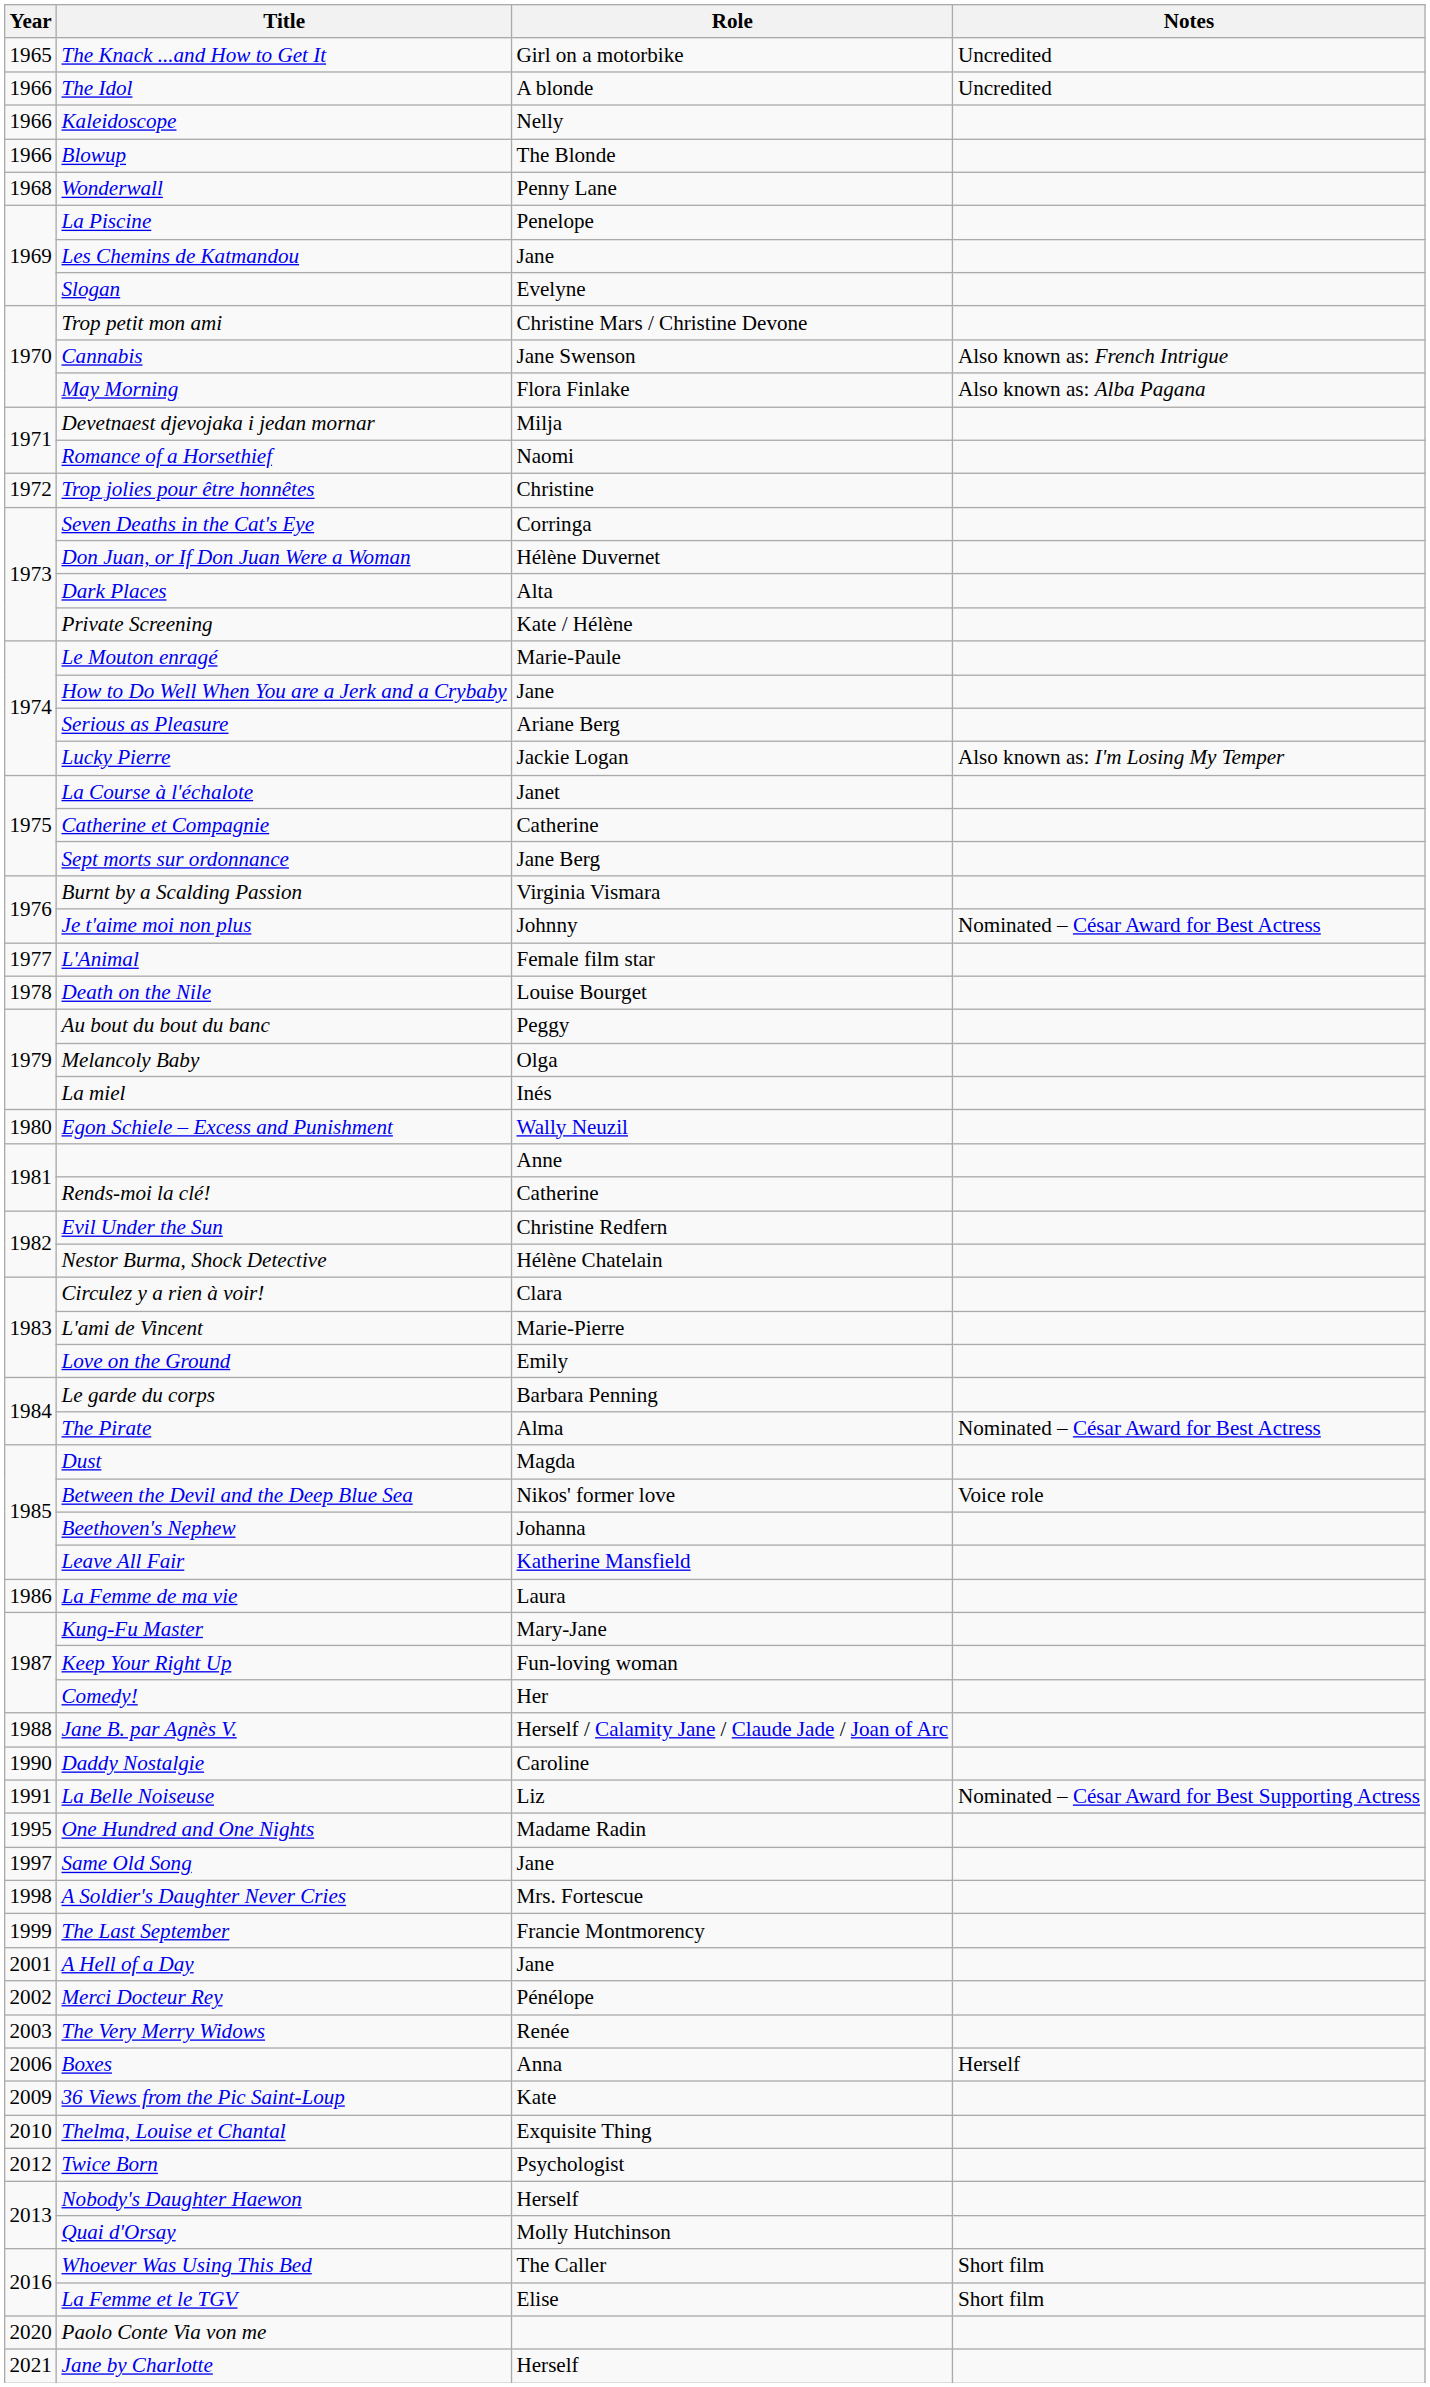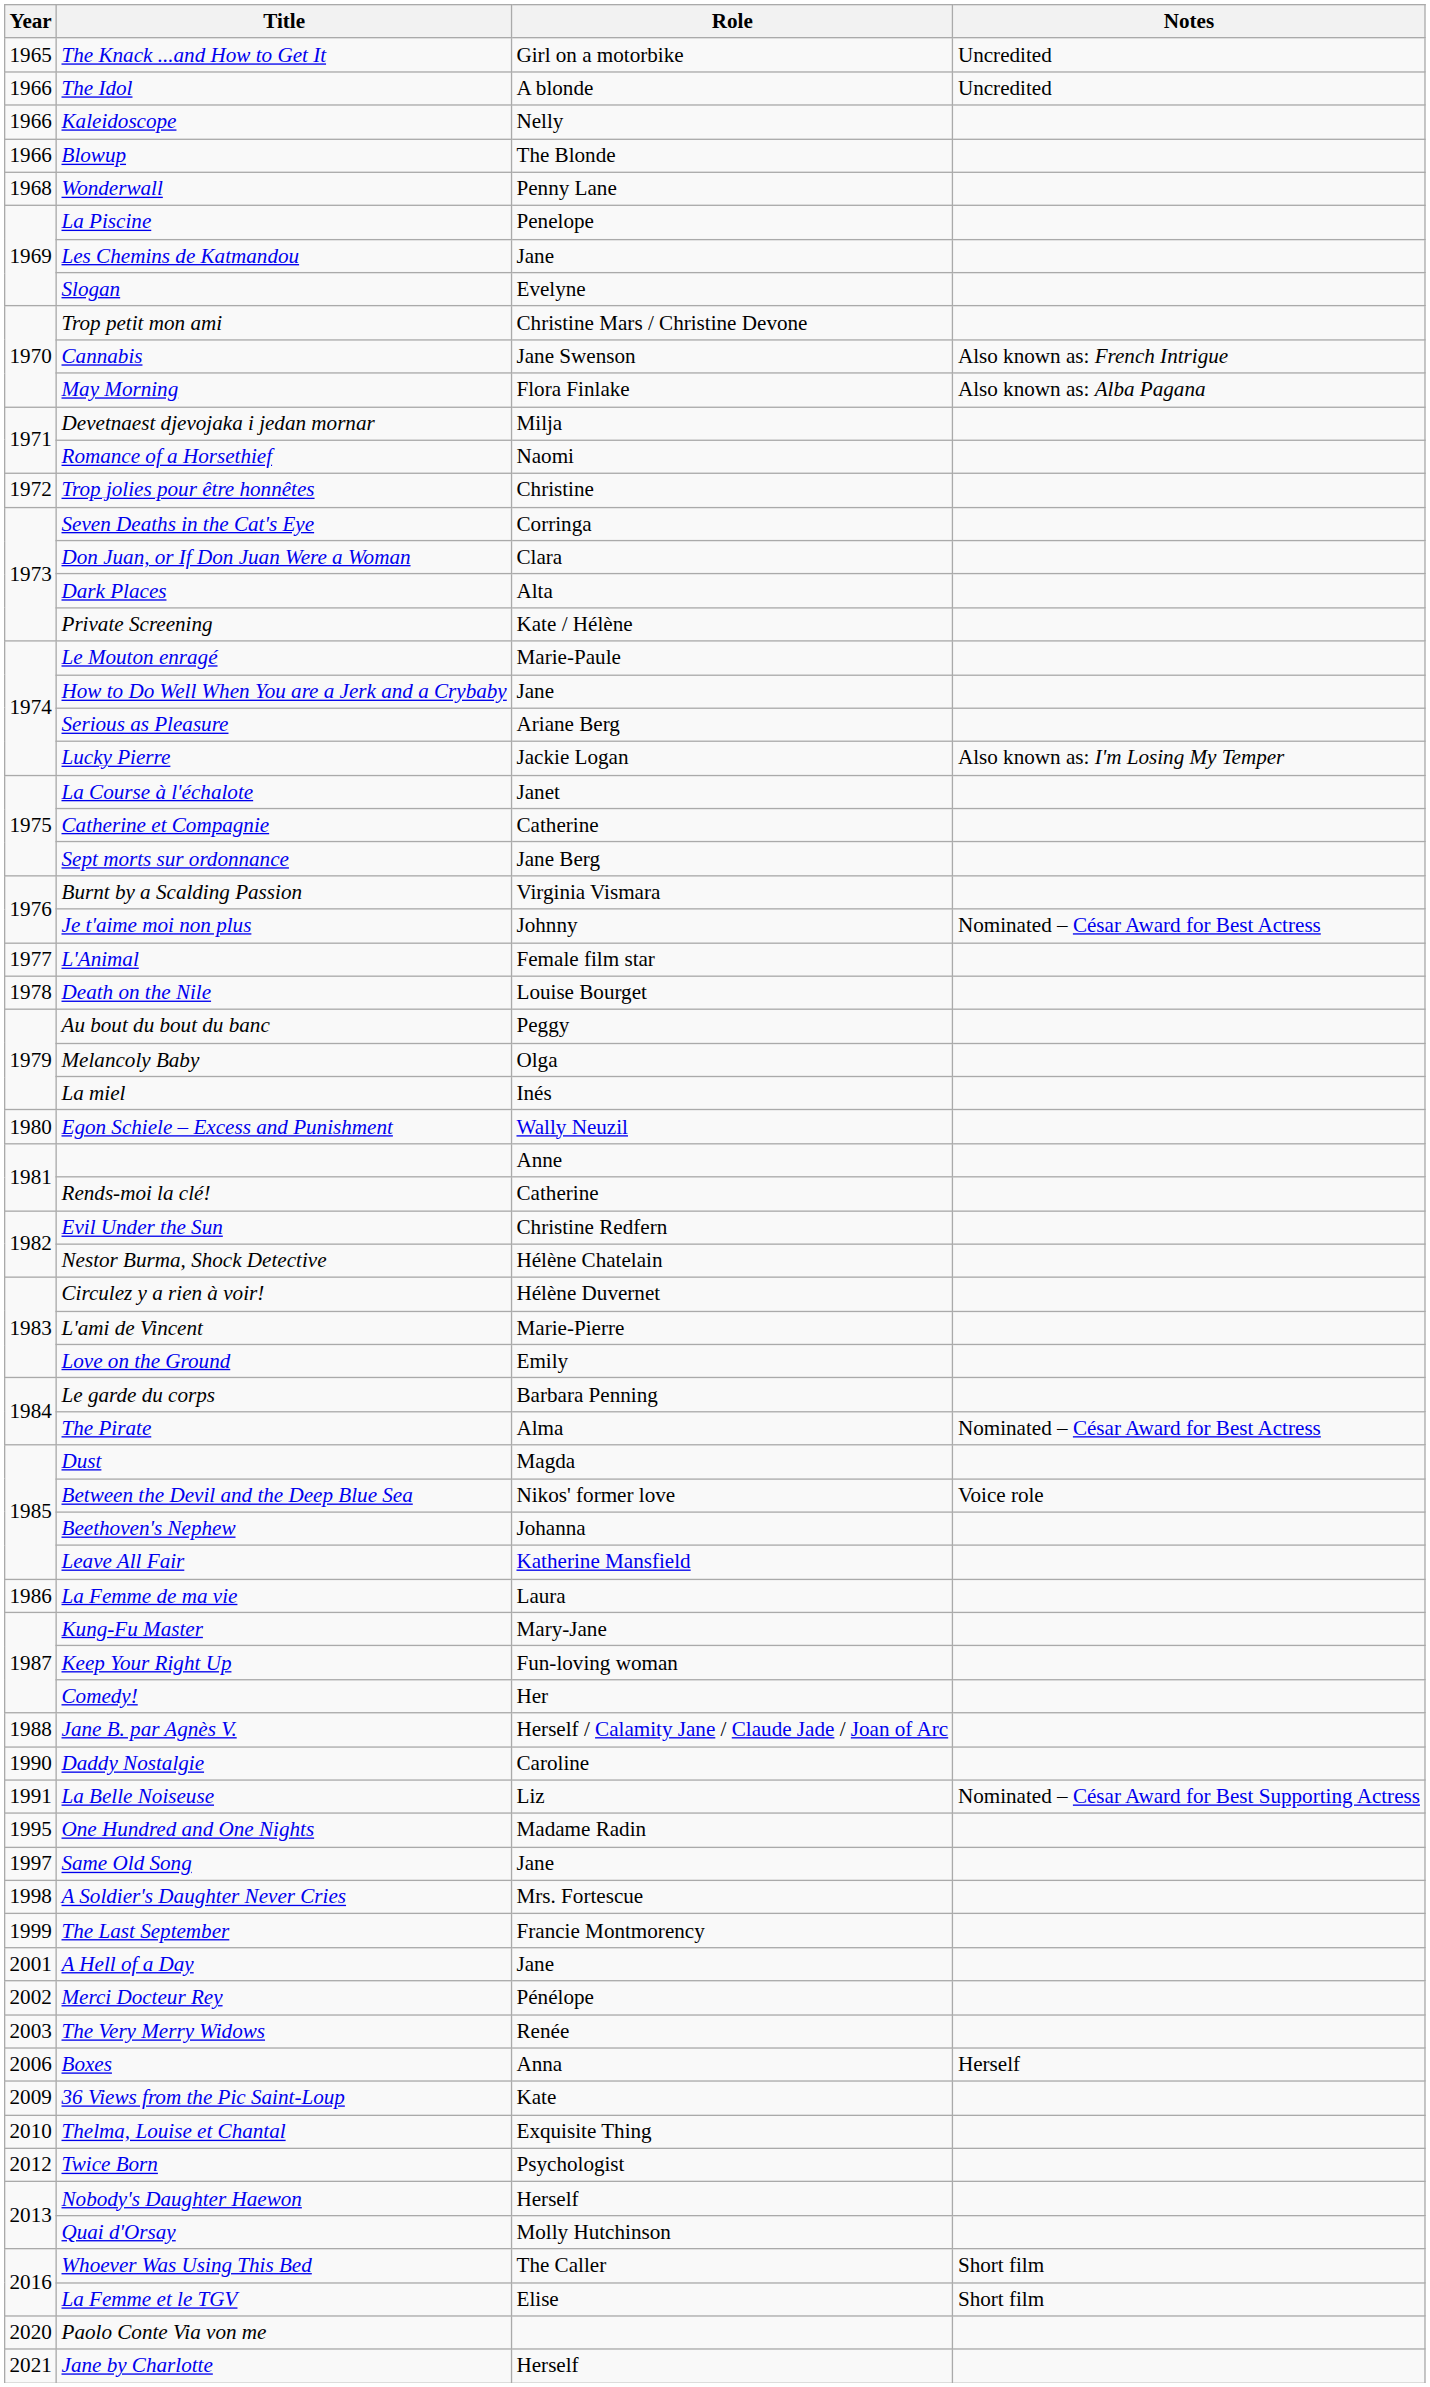(588, 557) Hélène Duvernet -> (539, 557) Clara
(539, 1294) Clara -> (588, 1294) Hélène Duvernet
